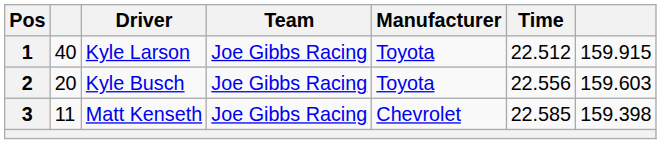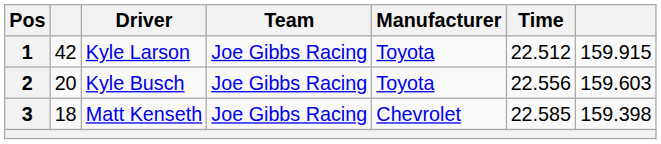(66, 52) 40 -> (66, 52) 42
(65, 114) 11 -> (66, 114) 18
